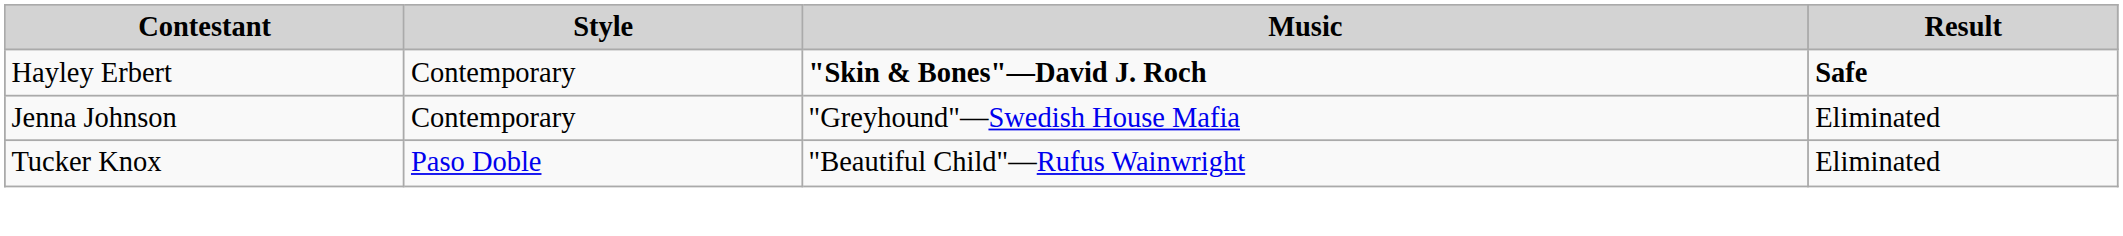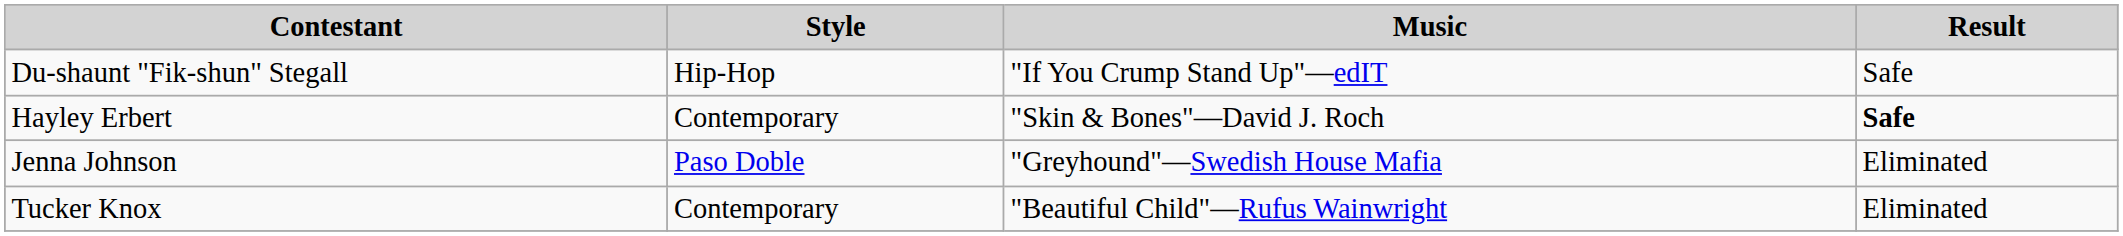+ row: (180, 72)
(1008, 72) bold -> (1197, 117) normal
(493, 117) Contemporary -> (739, 162) Paso Doble
(476, 162) Paso Doble -> (756, 207) Contemporary
